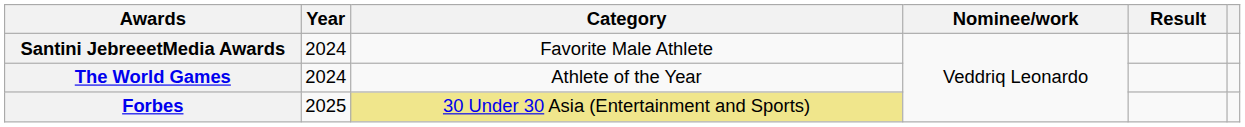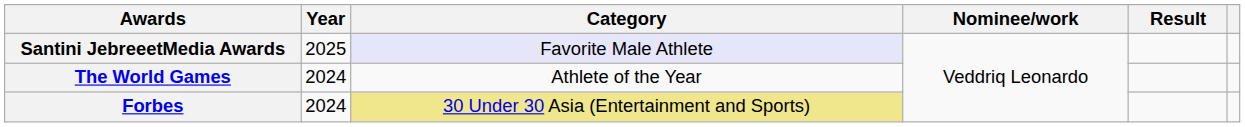(326, 48) 2024 -> (326, 48) 2025
(627, 48) no background -> (627, 48) lavender background
(326, 106) 2025 -> (326, 106) 2024
